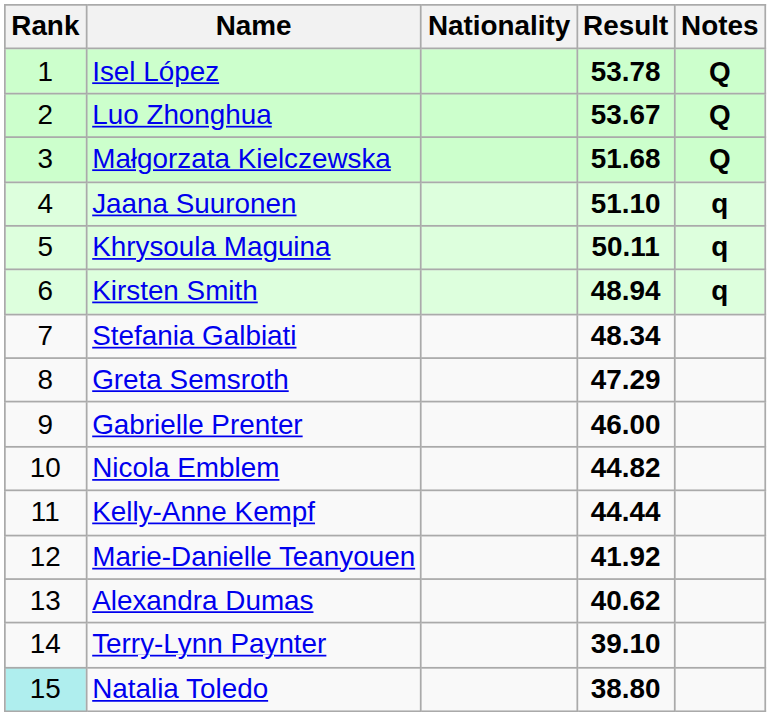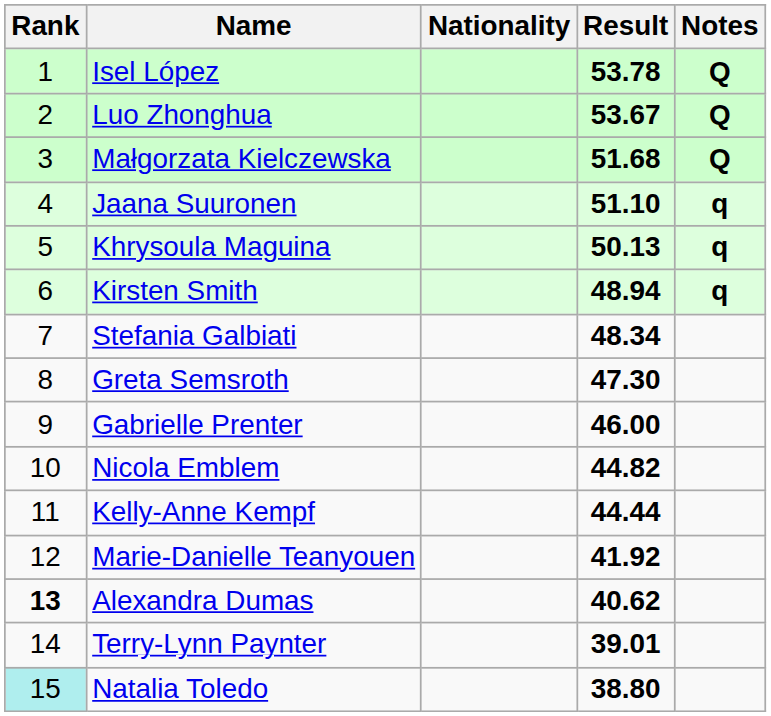(626, 247) 50.11 -> (626, 247) 50.13
(626, 379) 47.29 -> (626, 379) 47.30
(45, 600) normal -> (45, 600) bold
(626, 644) 39.10 -> (626, 644) 39.01
